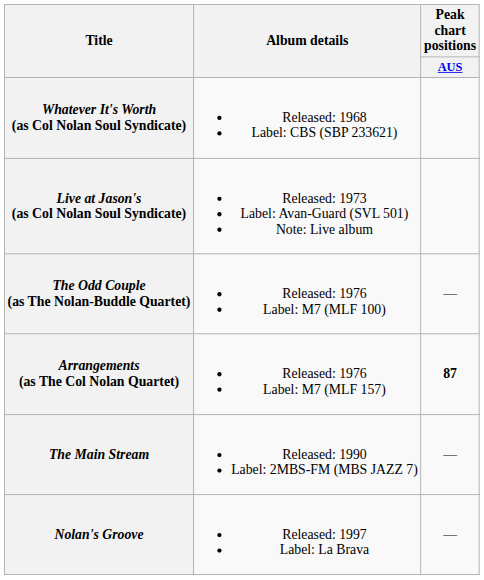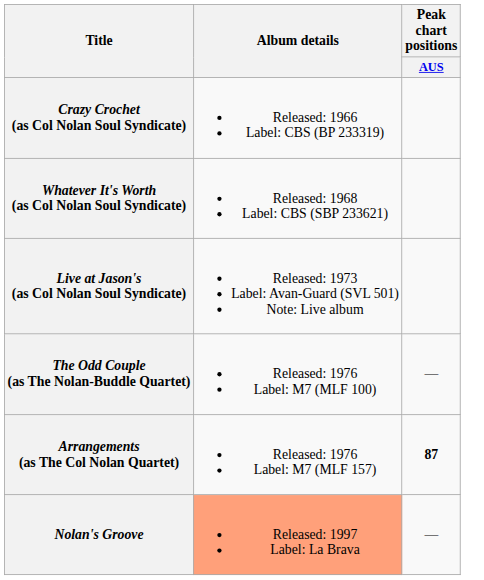+ row: (99, 117)
- row: (99, 454)
(307, 543) no background -> (298, 543) lightsalmon background
